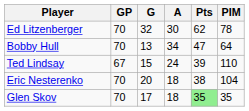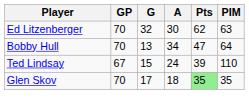(226, 30) 78 -> (226, 30) 63
- row: (45, 81)
